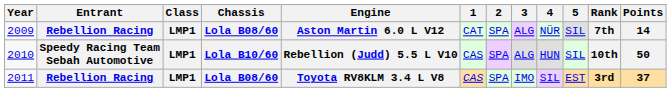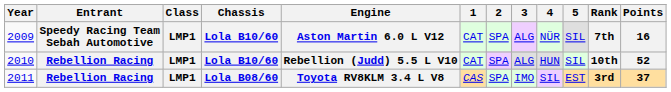(100, 31) Rebellion Racing -> (100, 37) Speedy Racing Team Sebah Automotive
(241, 31) Lola B08/60 -> (241, 37) Lola B10/60
(643, 31) 14 -> (643, 37) 16
(100, 55) Speedy Racing Team Sebah Automotive -> (100, 61) Rebellion Racing
(473, 55) CAS -> (473, 61) CAT
(643, 55) 50 -> (643, 61) 52
